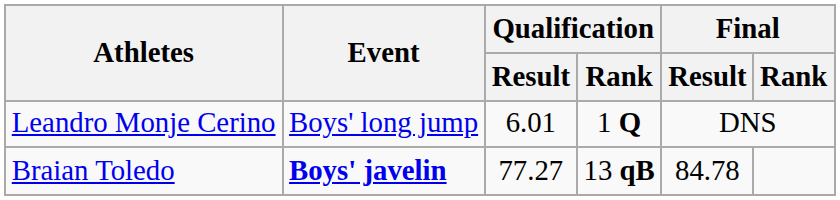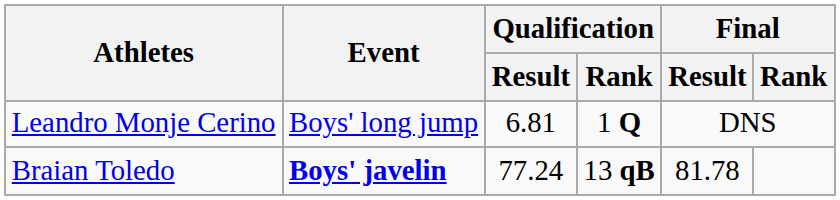(531, 123) 6.01 -> (531, 123) 6.81
(531, 171) 77.27 -> (531, 171) 77.24
(707, 171) 84.78 -> (707, 171) 81.78
